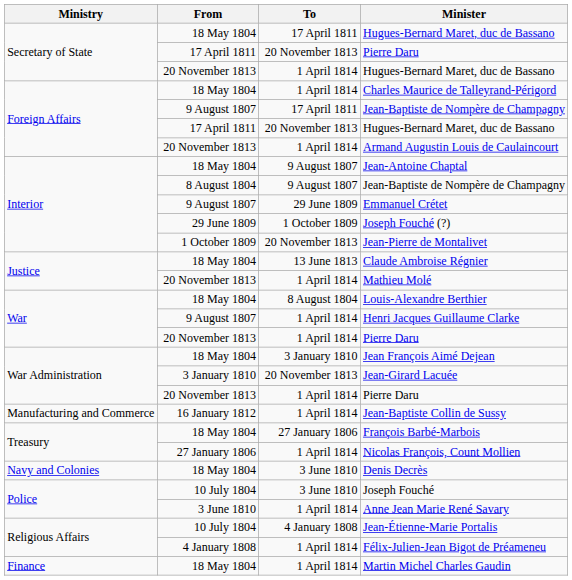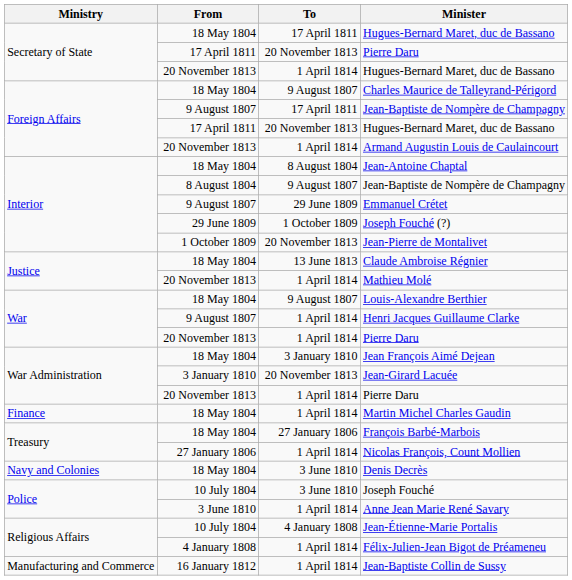(327, 90) 1 April 1814 -> (322, 90) 9 August 1807
(322, 166) 9 August 1807 -> (322, 166) 8 August 1804
(322, 299) 8 August 1804 -> (322, 299) 9 August 1807
rows swapped: (224, 565) <-> (216, 413)
